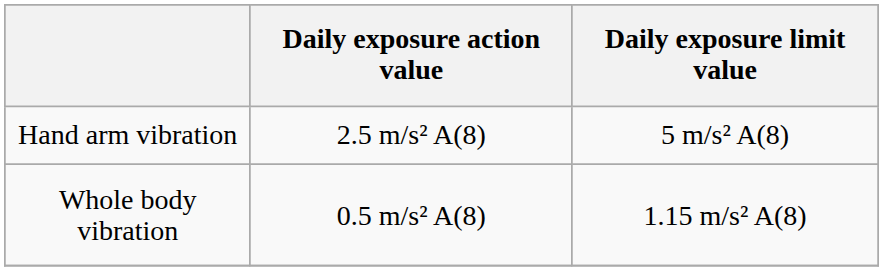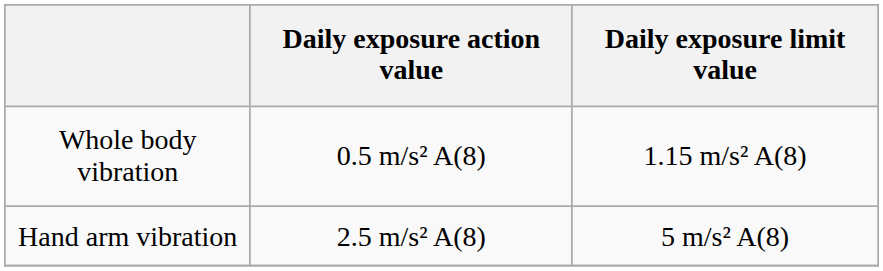rows swapped: (128, 134) <-> (128, 214)
